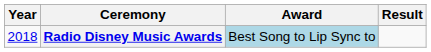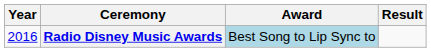(22, 36) 2018 -> (22, 36) 2016
